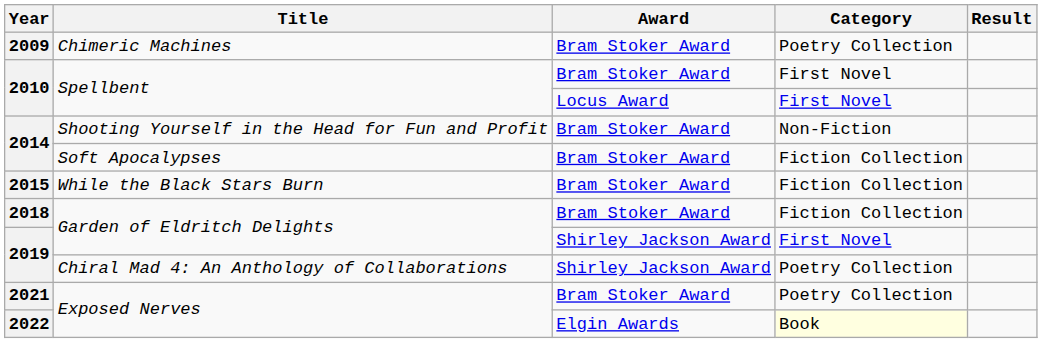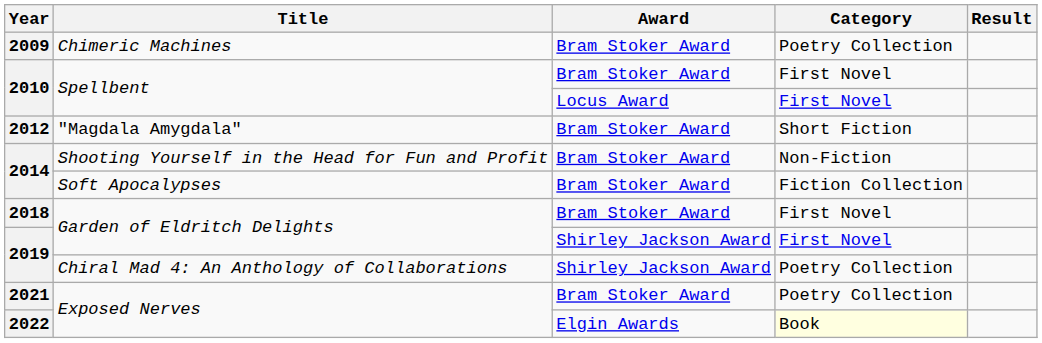+ row: (29, 130)
- row: (29, 185)
(871, 213) Fiction Collection -> (835, 213) First Novel
